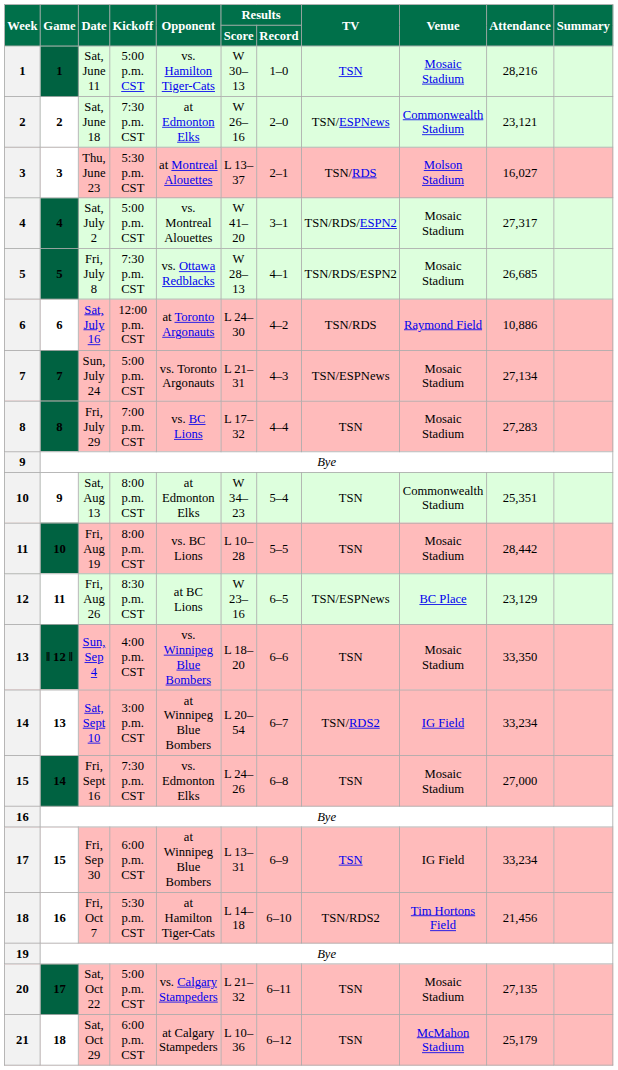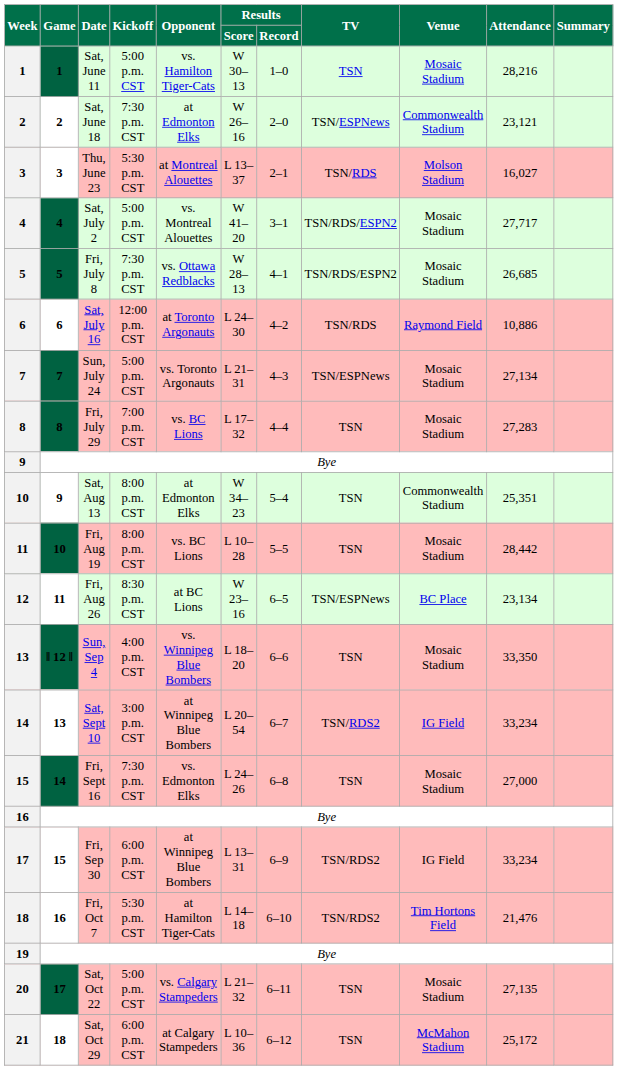(520, 223) 27,317 -> (520, 223) 27,717
(520, 599) 23,129 -> (520, 599) 23,134
(351, 860) TSN -> (351, 860) TSN/RDS2
(520, 918) 21,456 -> (520, 918) 21,476
(520, 1040) 25,179 -> (520, 1040) 25,172
